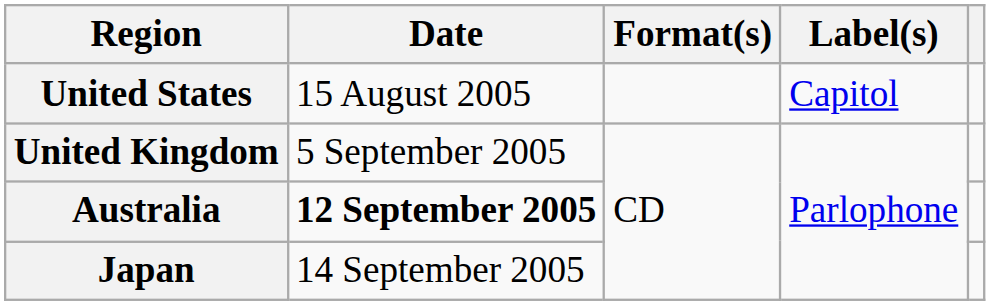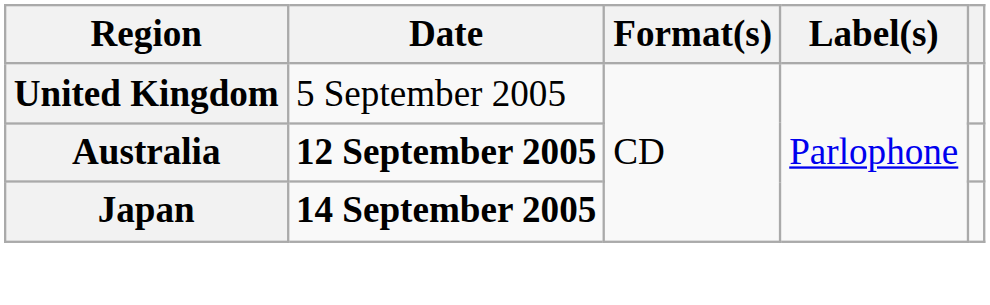- row: (146, 92)
(440, 269) normal -> (446, 210) bold
